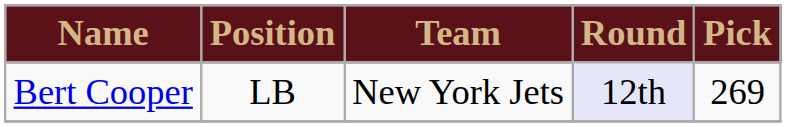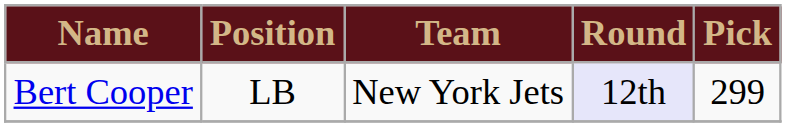(738, 91) 269 -> (738, 91) 299
